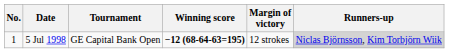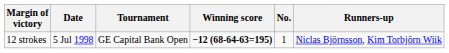columns swapped: (14, 18) <-> (270, 18)
(369, 40) lightgrey background -> (369, 40) no background
